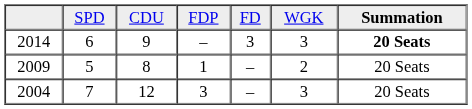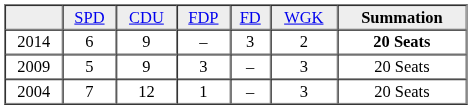(304, 42) 3 -> (304, 42) 2
(146, 66) 8 -> (146, 66) 9
(203, 66) 1 -> (203, 66) 3
(304, 66) 2 -> (304, 66) 3
(203, 91) 3 -> (203, 91) 1
